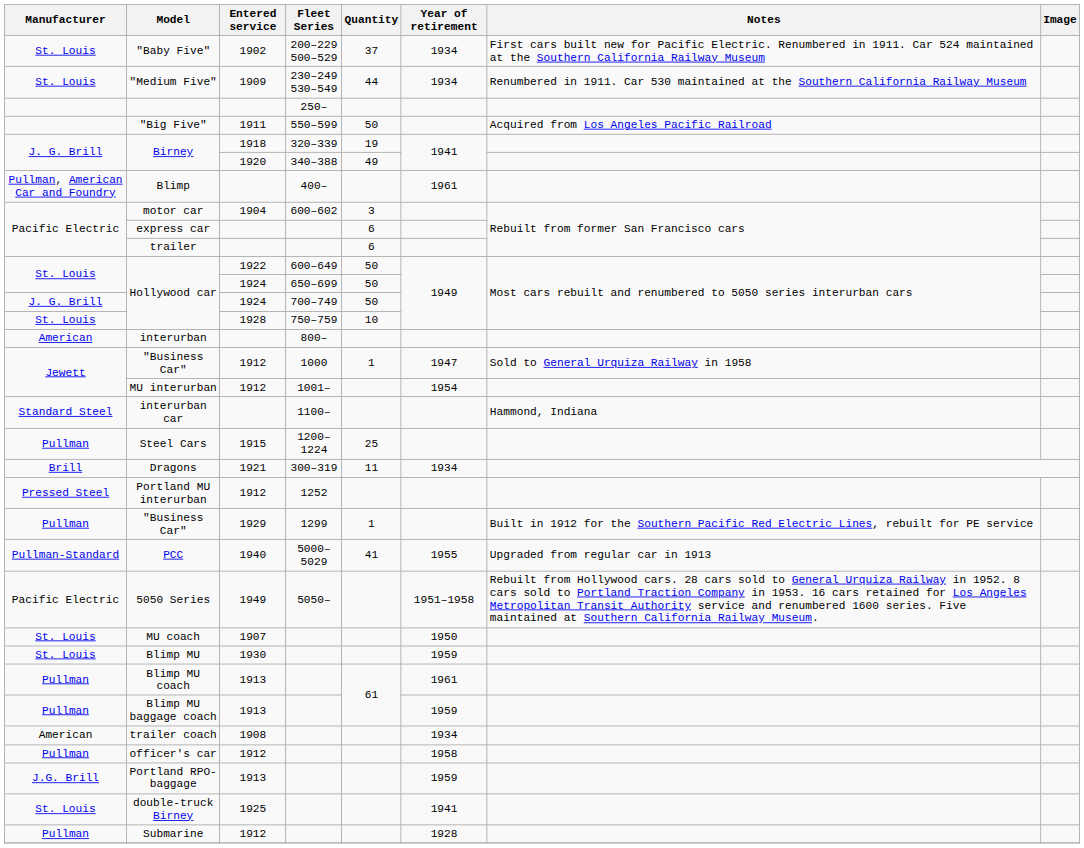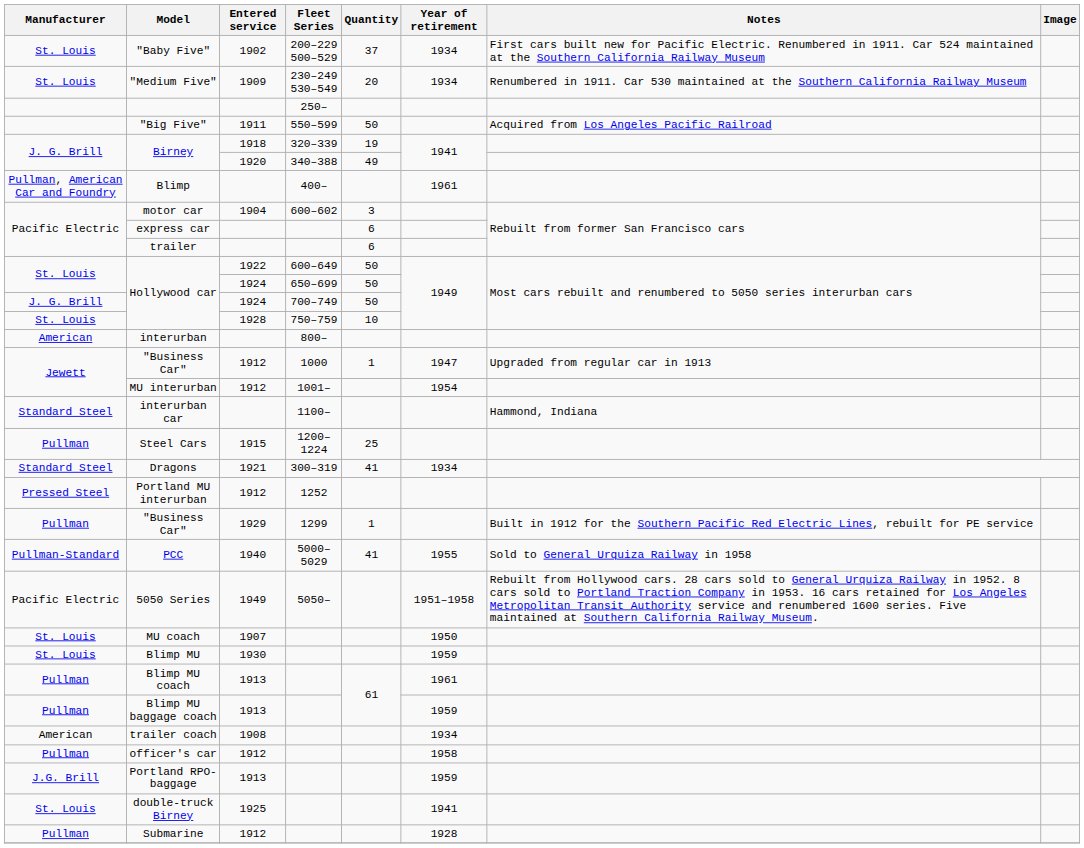(371, 82) 44 -> (371, 82) 20
(621, 363) Sold to General Urquiza Railway in 1958 -> (601, 363) Upgraded from regular car in 1913
(66, 468) Brill -> (66, 468) Standard Steel
(371, 468) 11 -> (371, 468) 41
(601, 555) Upgraded from regular car in 1913 -> (621, 555) Sold to General Urquiza Railway in 1958
